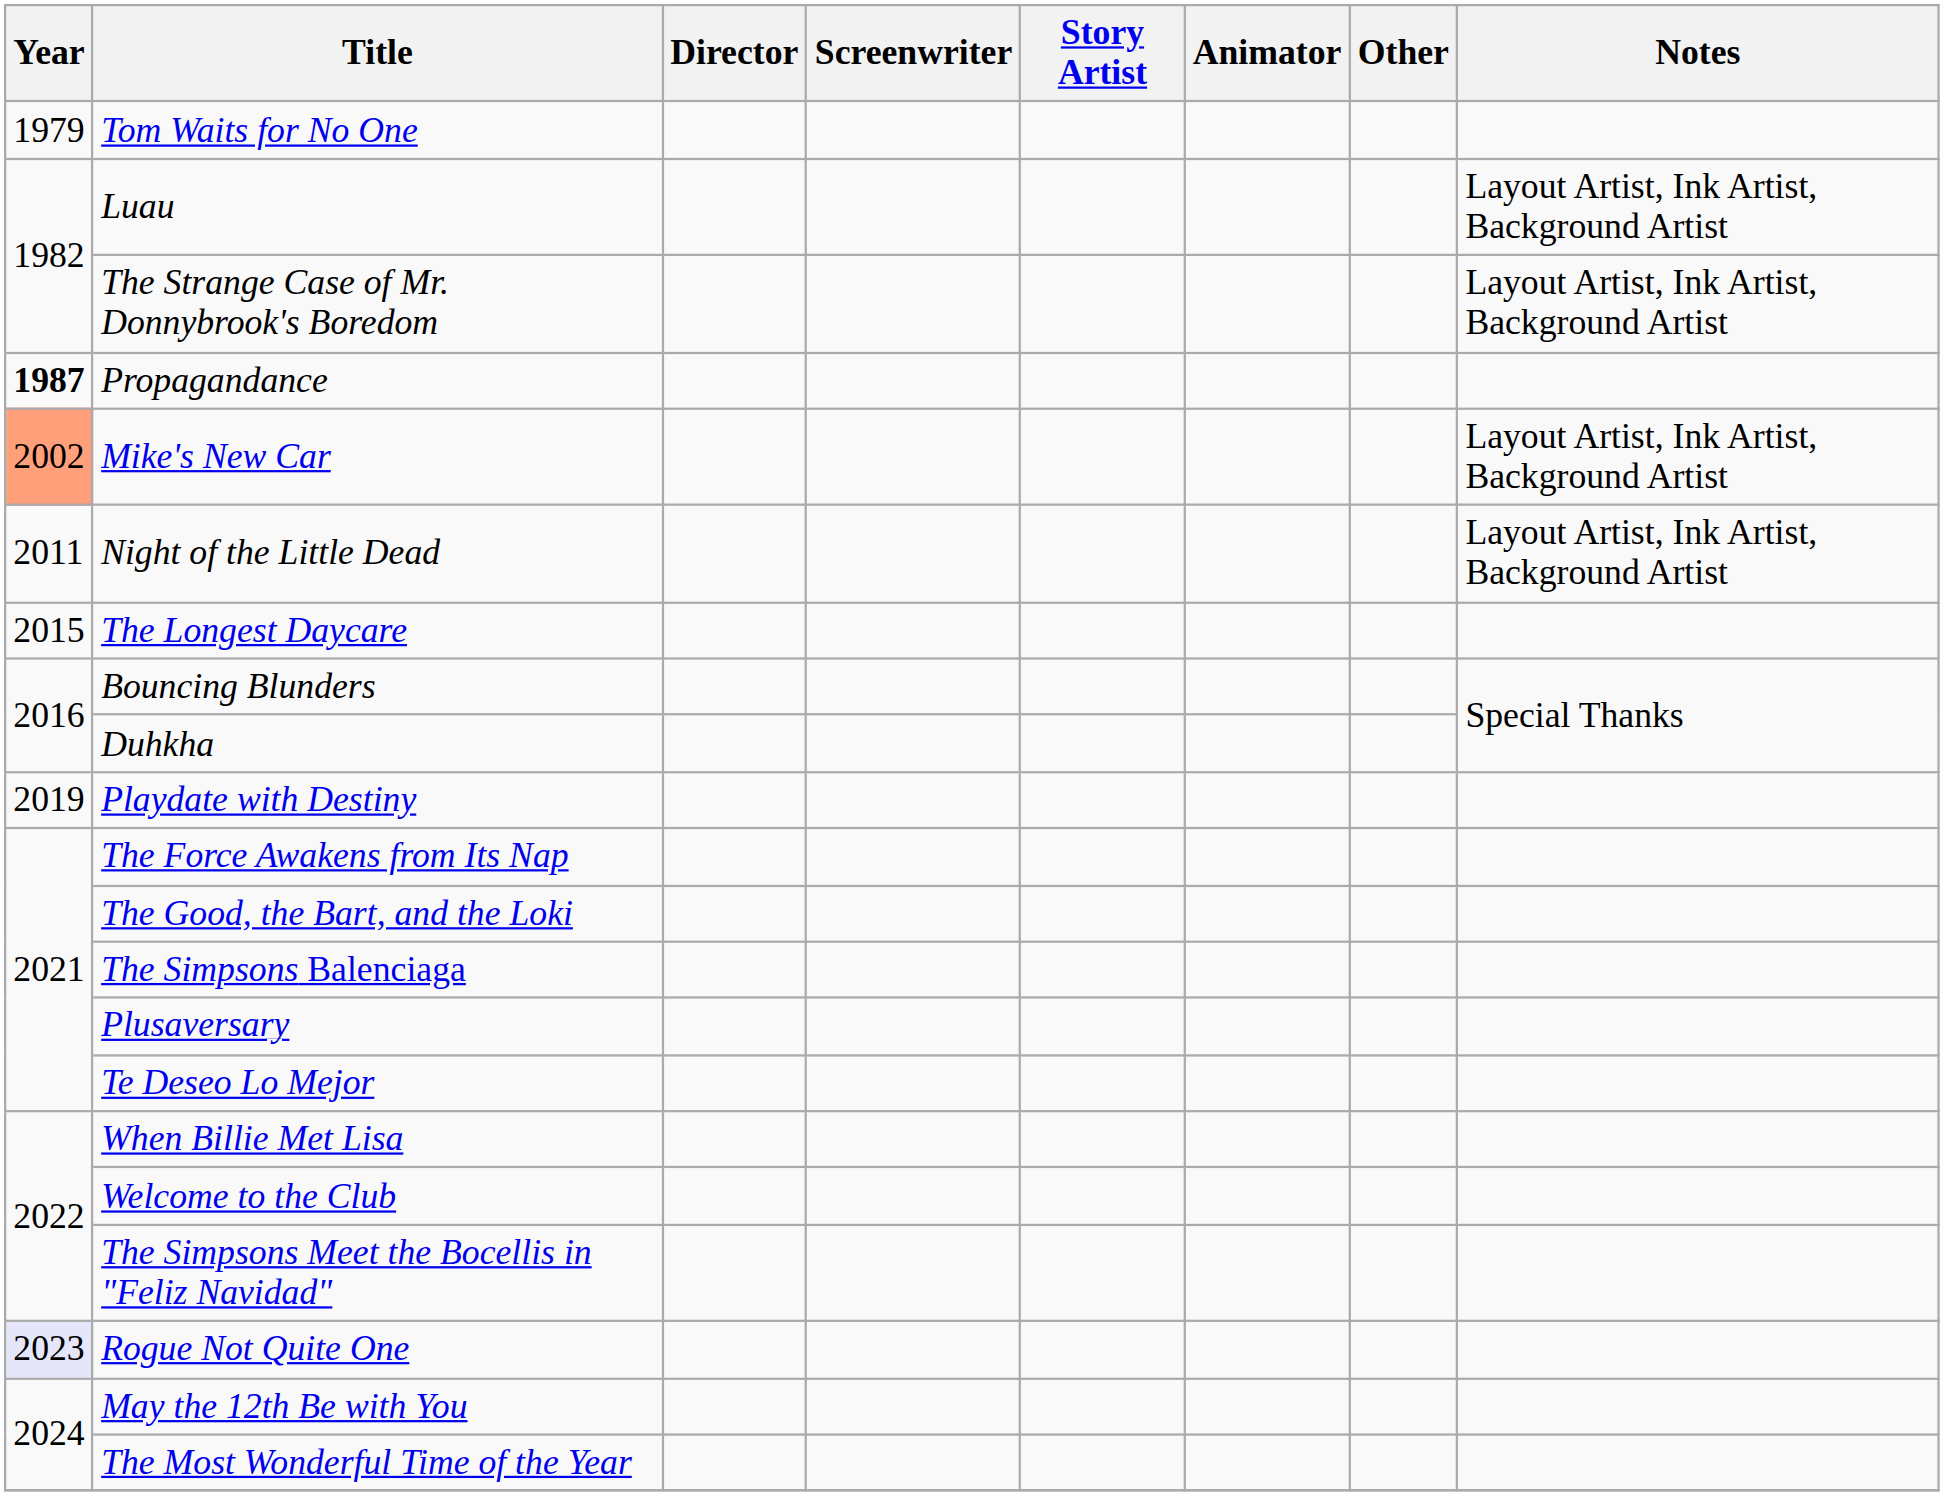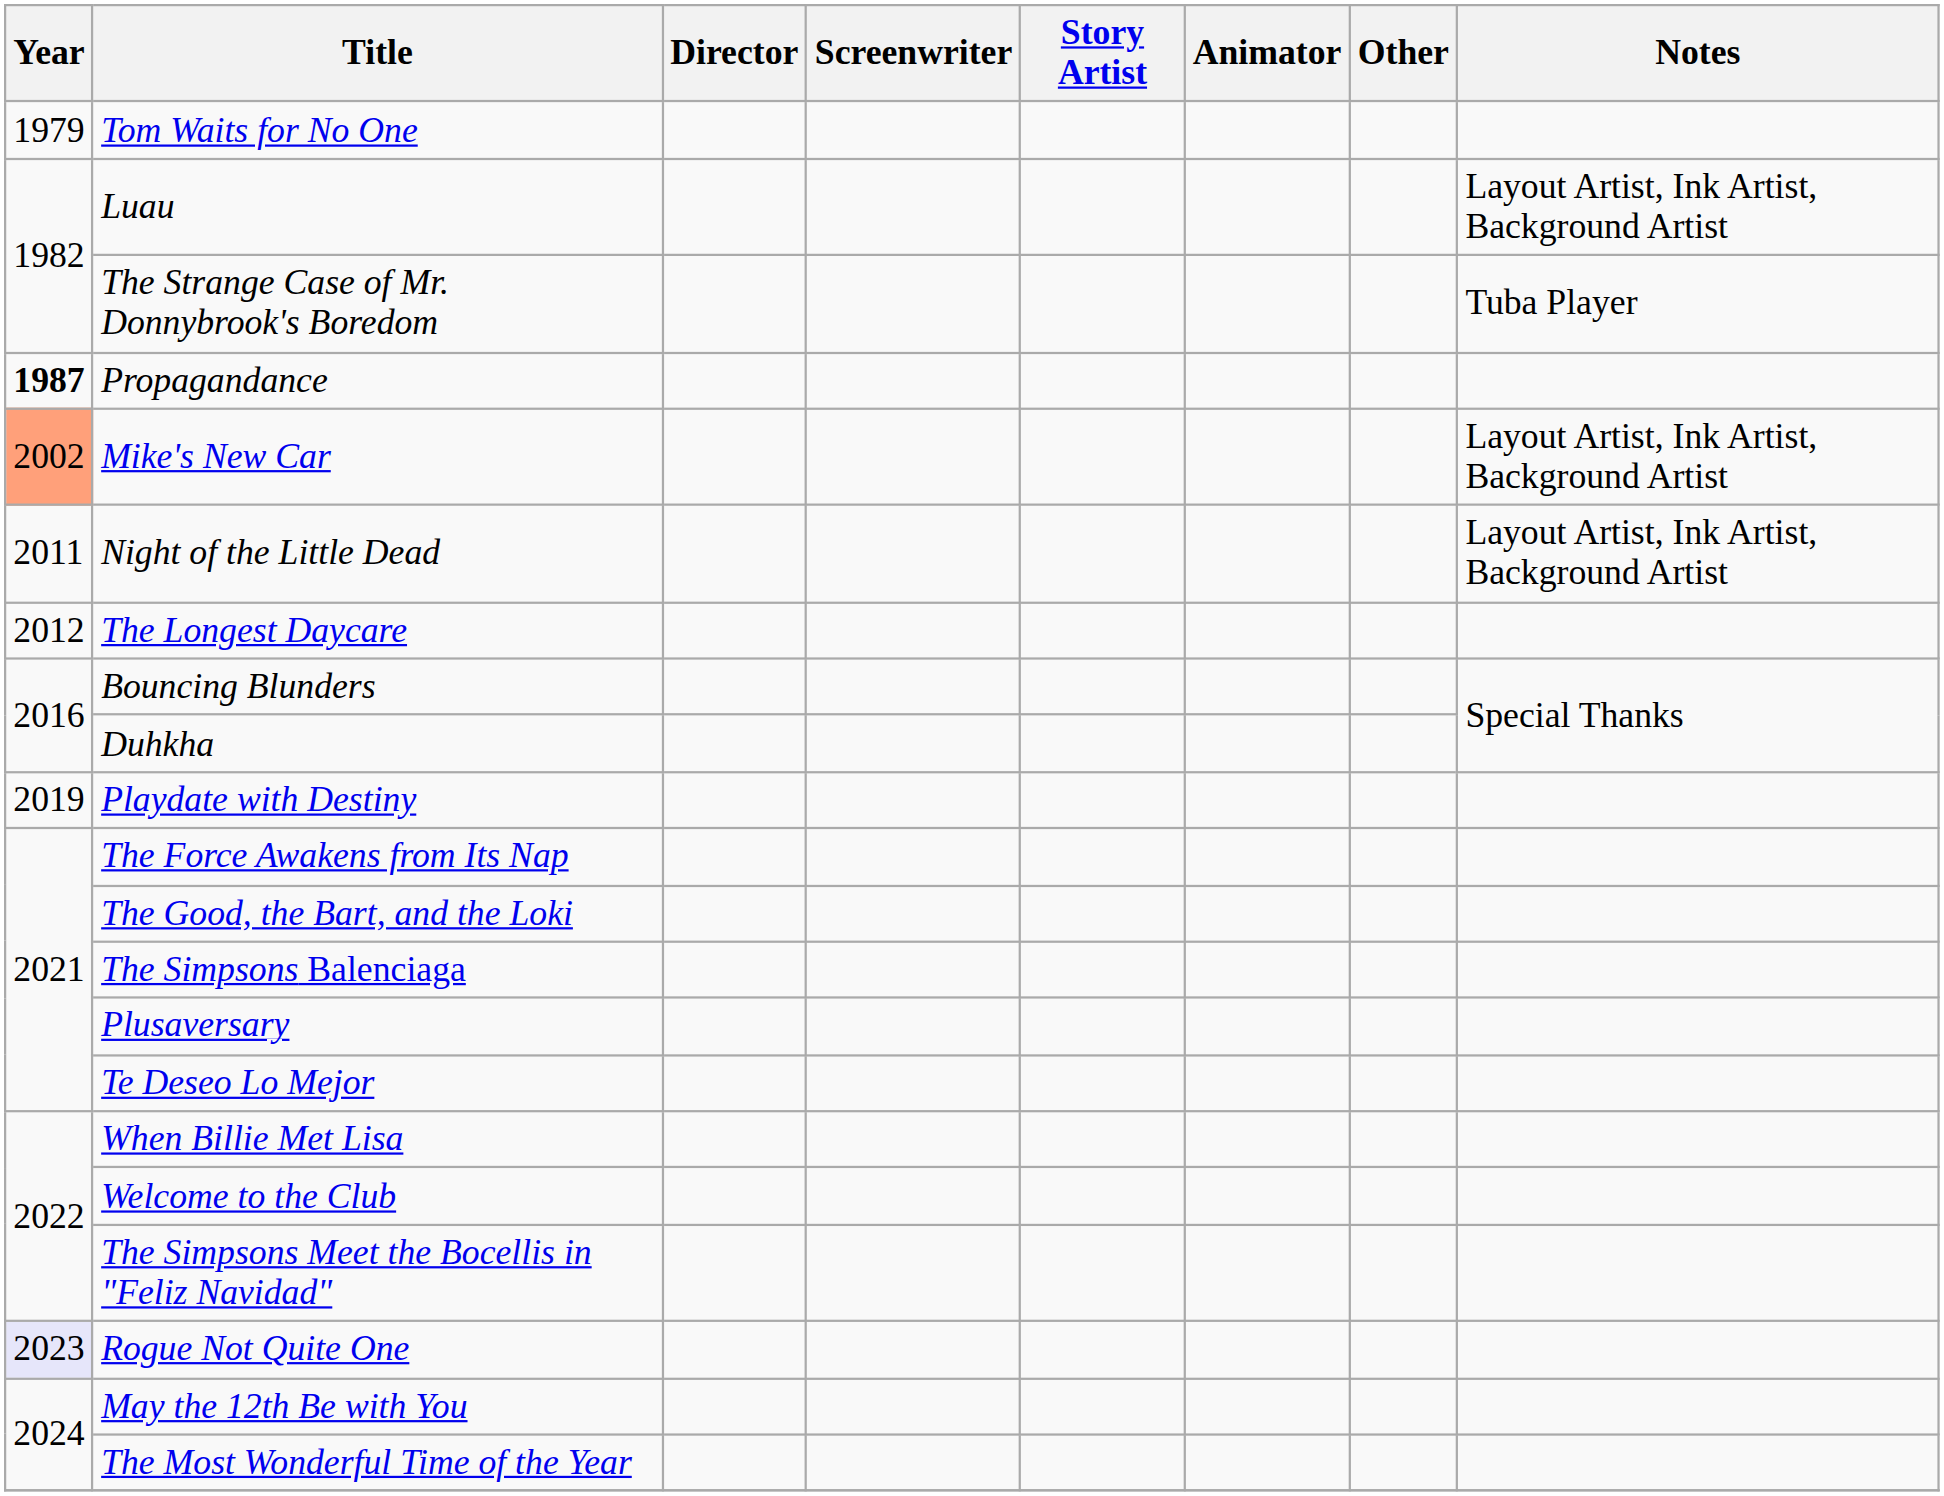(1641, 302) Layout Artist, Ink Artist, Background Artist -> (1551, 302) Tuba Player
(49, 629) 2015 -> (49, 629) 2012
